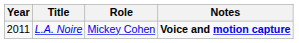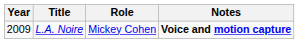(18, 30) 2011 -> (19, 30) 2009
